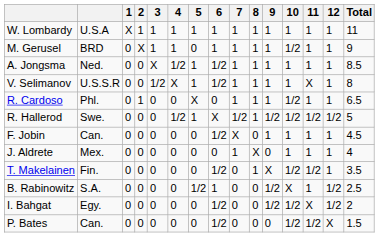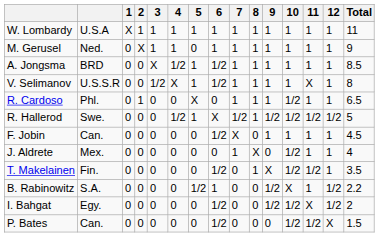(92, 48) BRD -> (92, 48) Ned.
(293, 48) 1/2 -> (288, 48) 1
(92, 65) Ned. -> (92, 65) BRD
(288, 153) 1 -> (293, 153) 1/2
(354, 188) 2.5 -> (354, 188) 2.2
